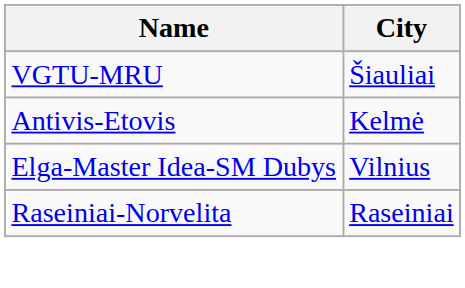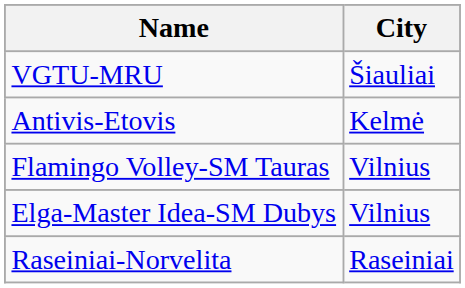+ row: (170, 166)
